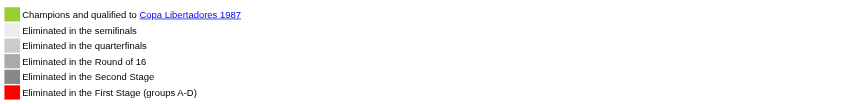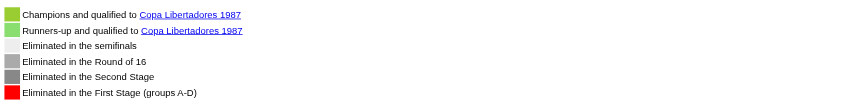+ row: (132, 30)
- row: (85, 46)
